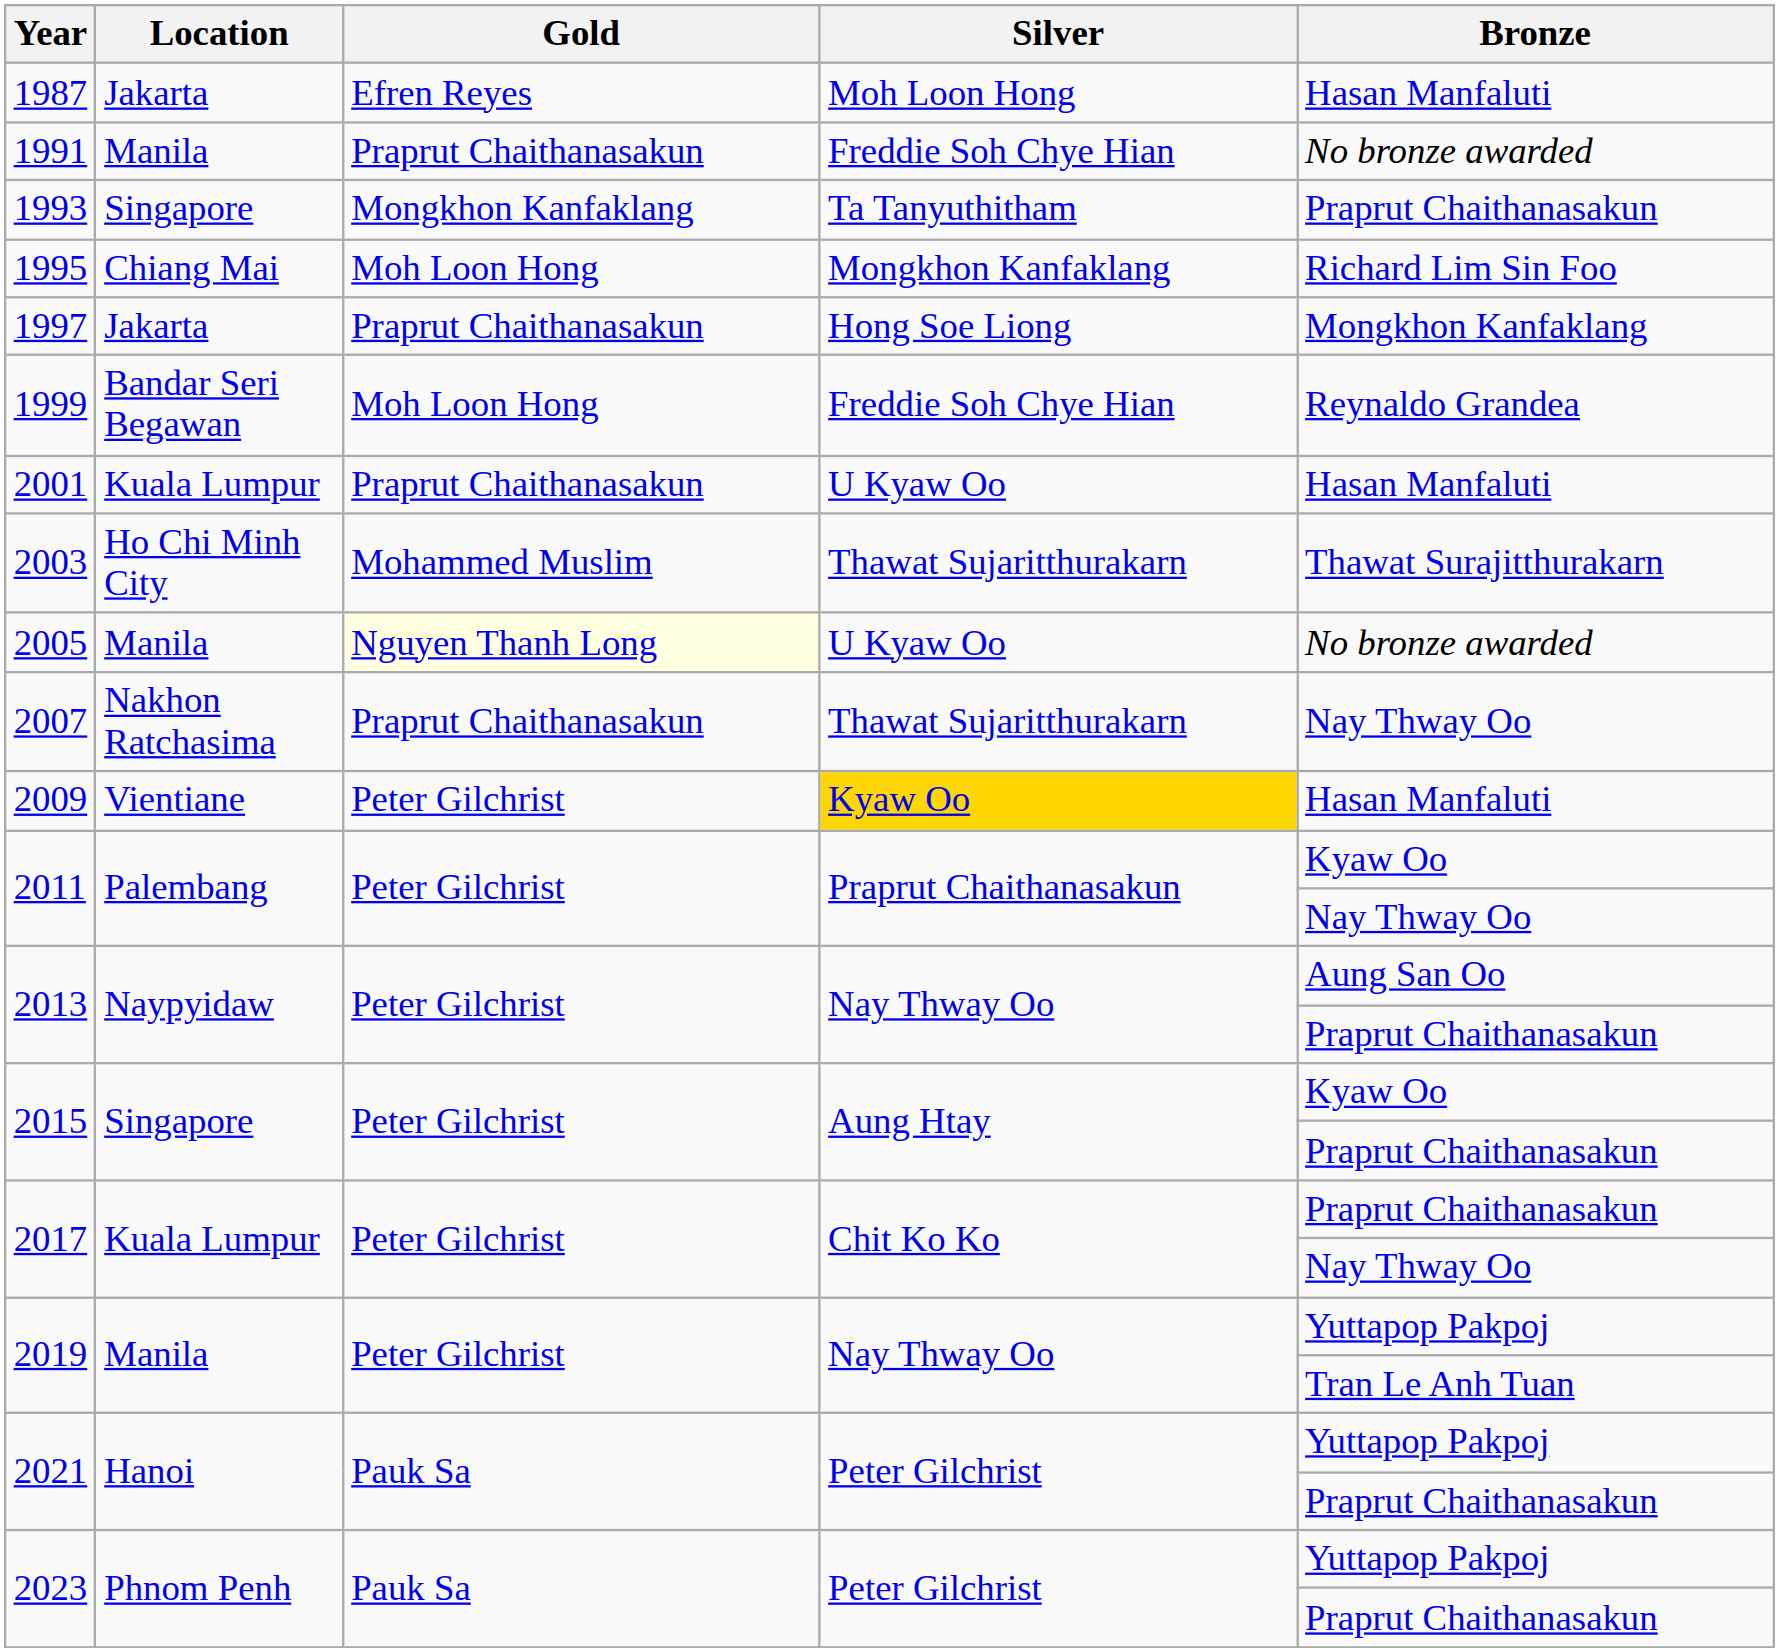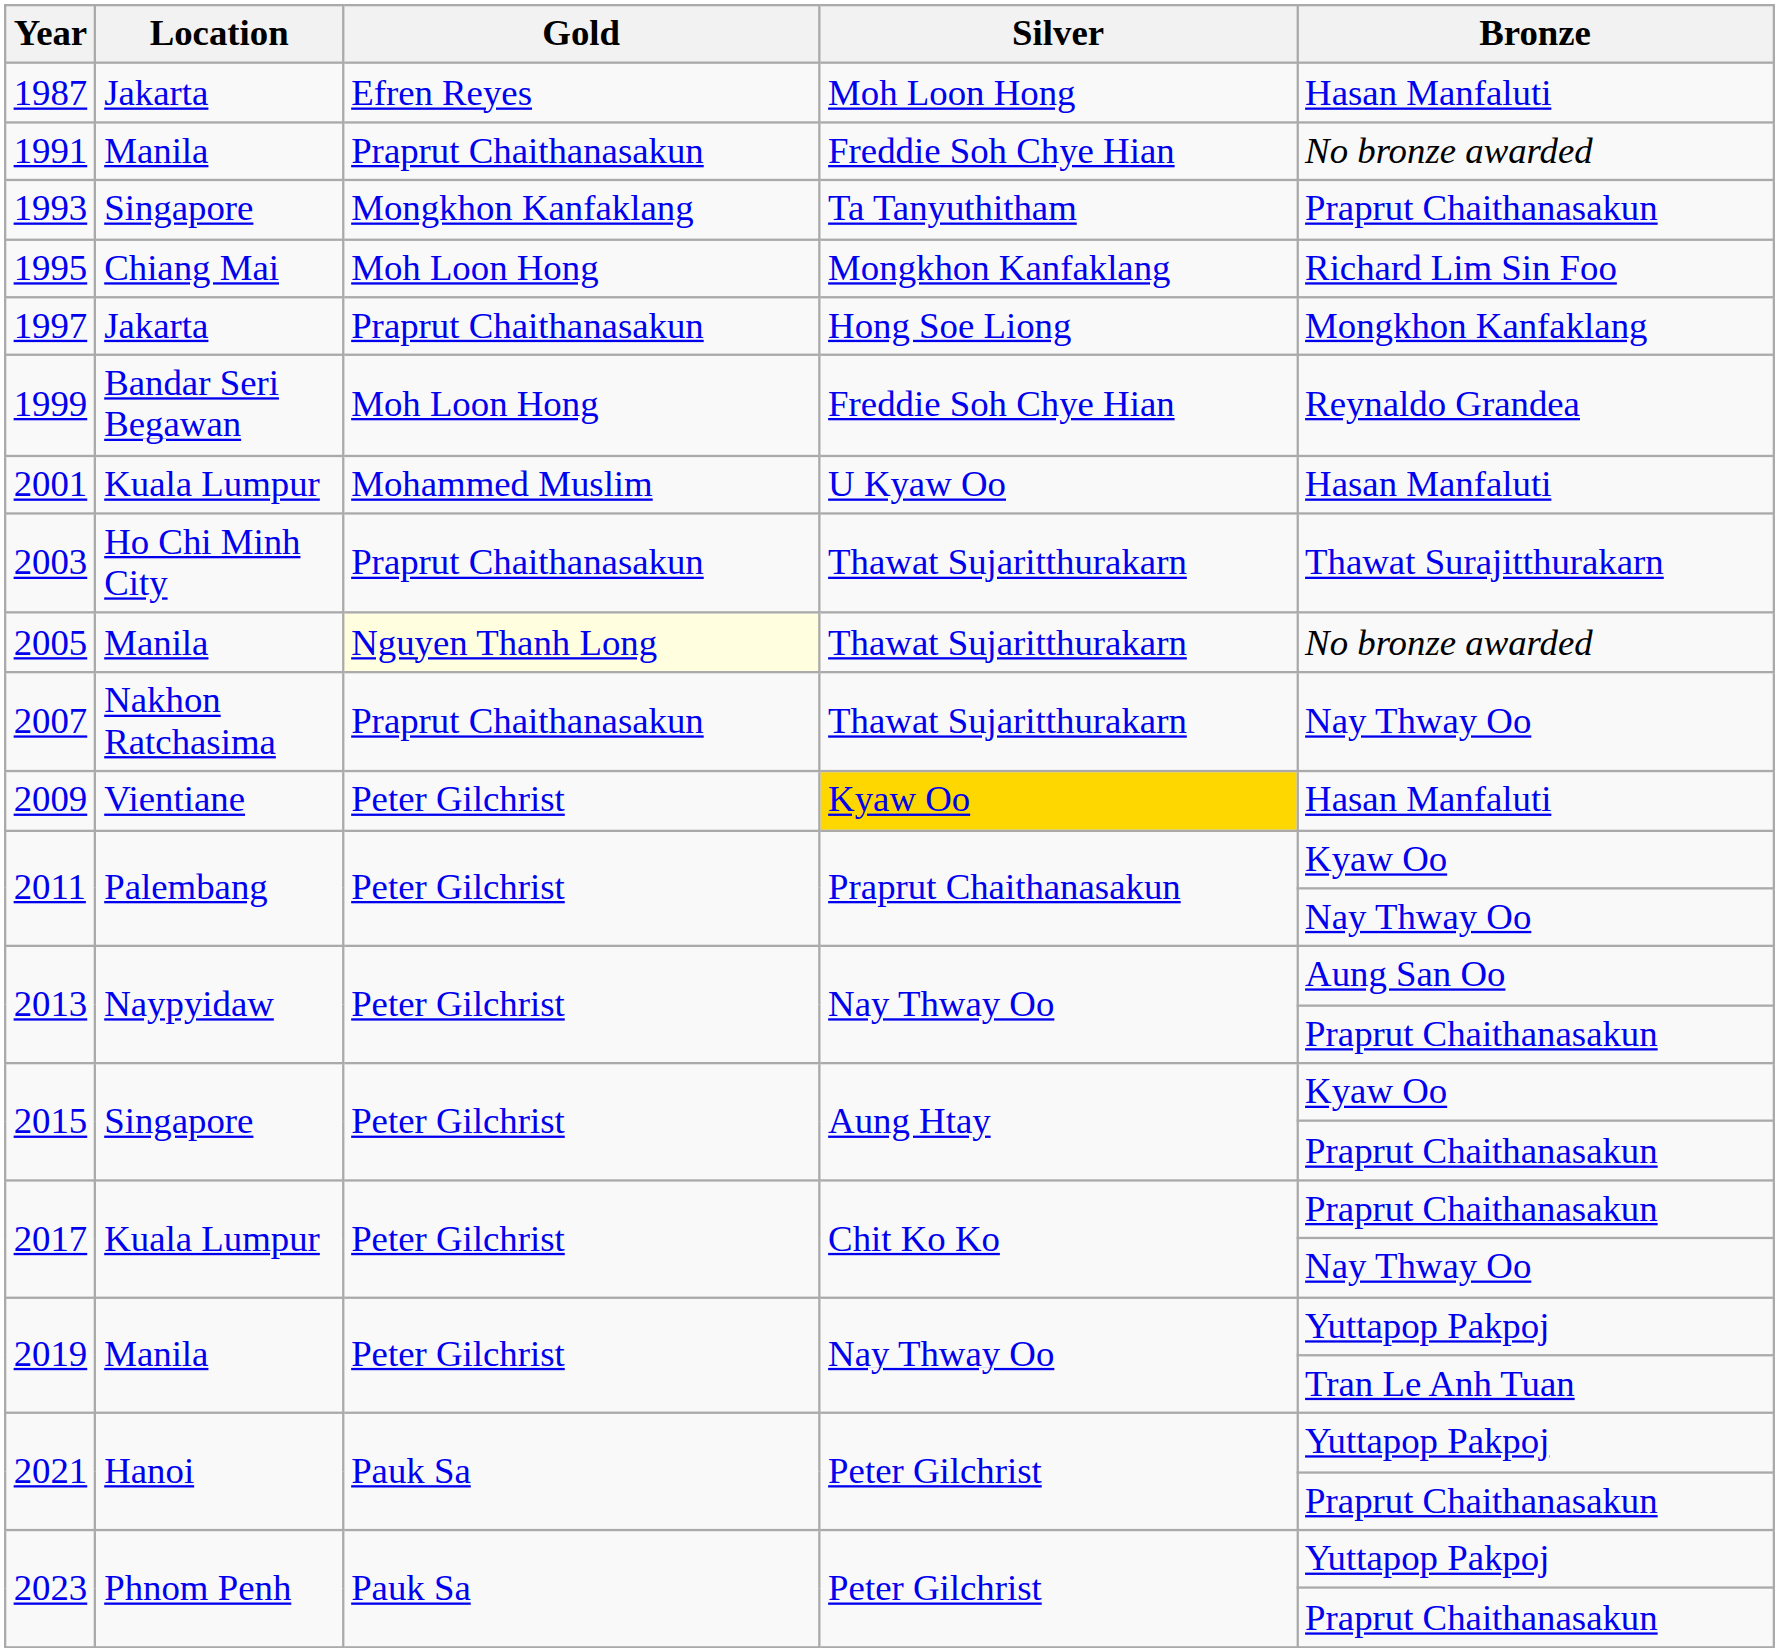(527, 483) Praprut Chaithanasakun -> (502, 483) Mohammed Muslim
(502, 562) Mohammed Muslim -> (527, 562) Praprut Chaithanasakun
(917, 641) U Kyaw Oo -> (1007, 641) Thawat Sujaritthurakarn
